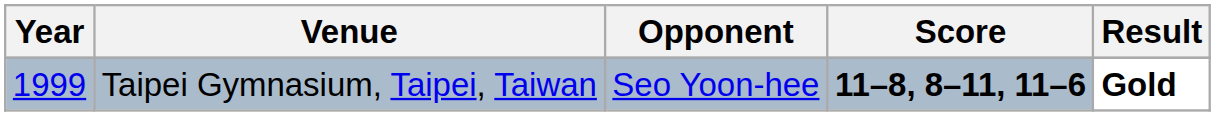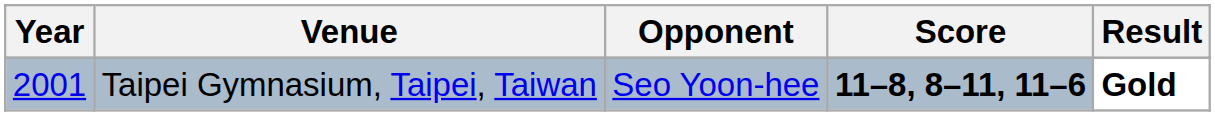(50, 84) 1999 -> (50, 84) 2001
